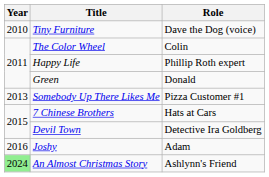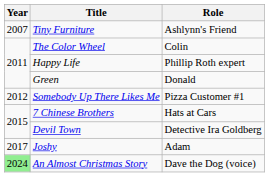(17, 29) 2010 -> (17, 29) 2007
(210, 29) Dave the Dog (voice) -> (201, 29) Ashlynn's Friend
(17, 96) 2013 -> (17, 96) 2012
(17, 146) 2016 -> (17, 146) 2017
(201, 163) Ashlynn's Friend -> (210, 163) Dave the Dog (voice)
